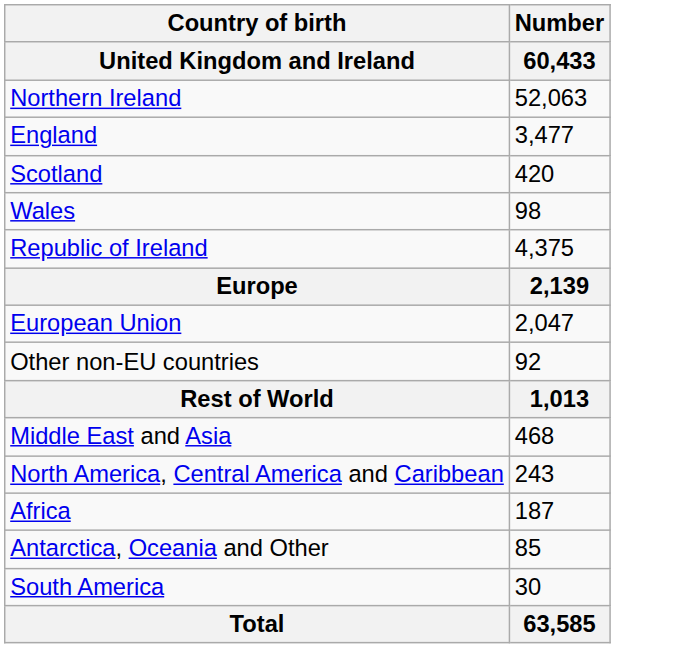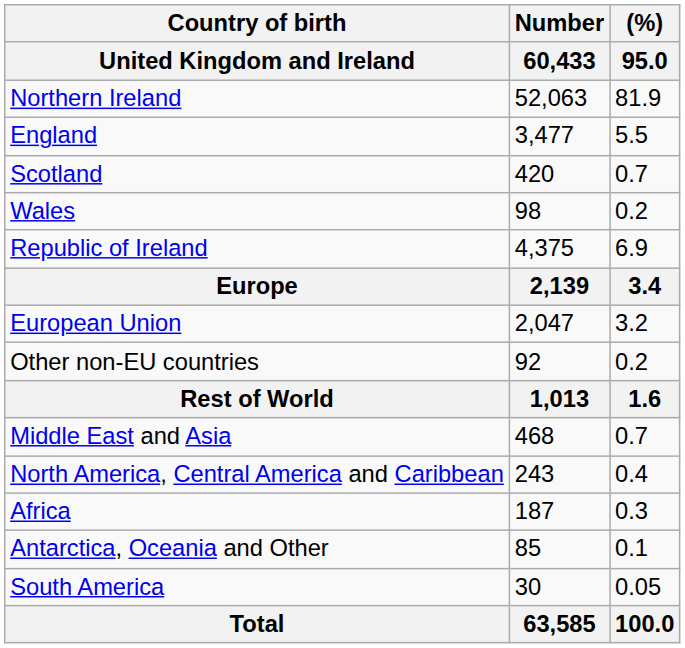+ column: (645, 60)
